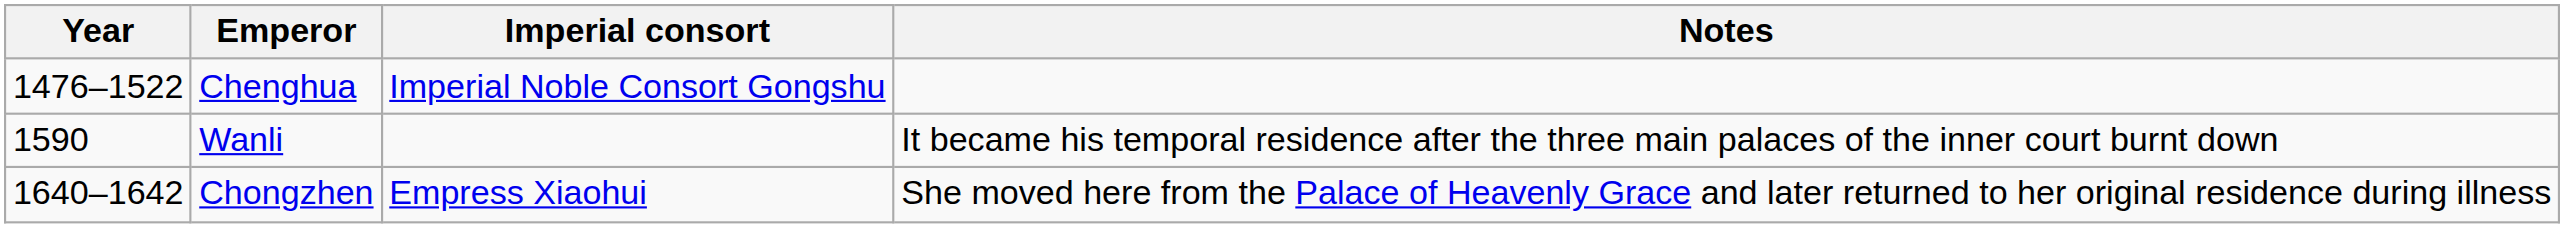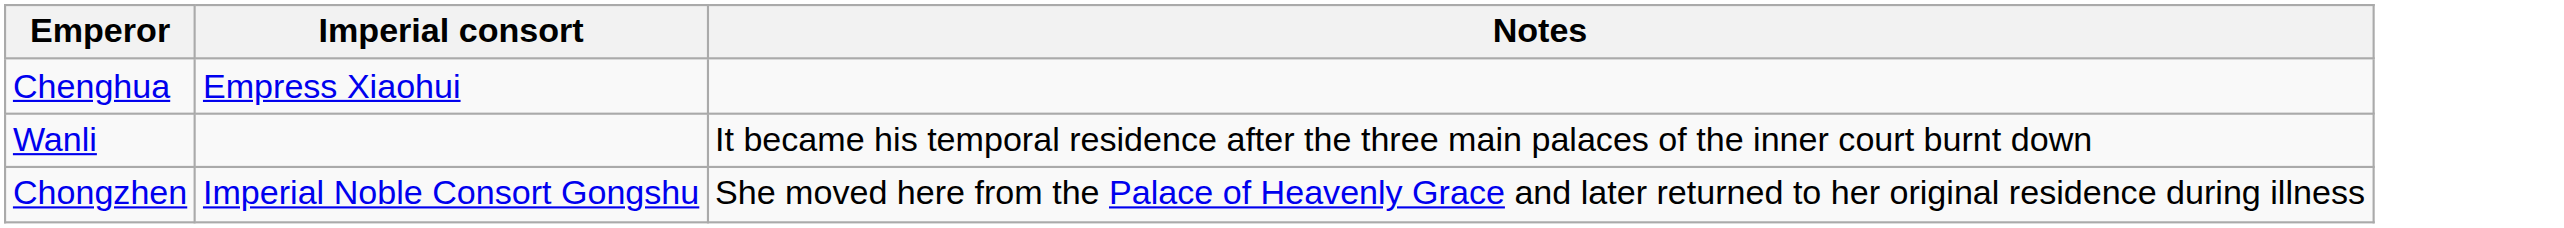- column: (98, 31)
(637, 85) Imperial Noble Consort Gongshu -> (332, 85) Empress Xiaohui
(518, 193) Empress Xiaohui -> (451, 193) Imperial Noble Consort Gongshu
